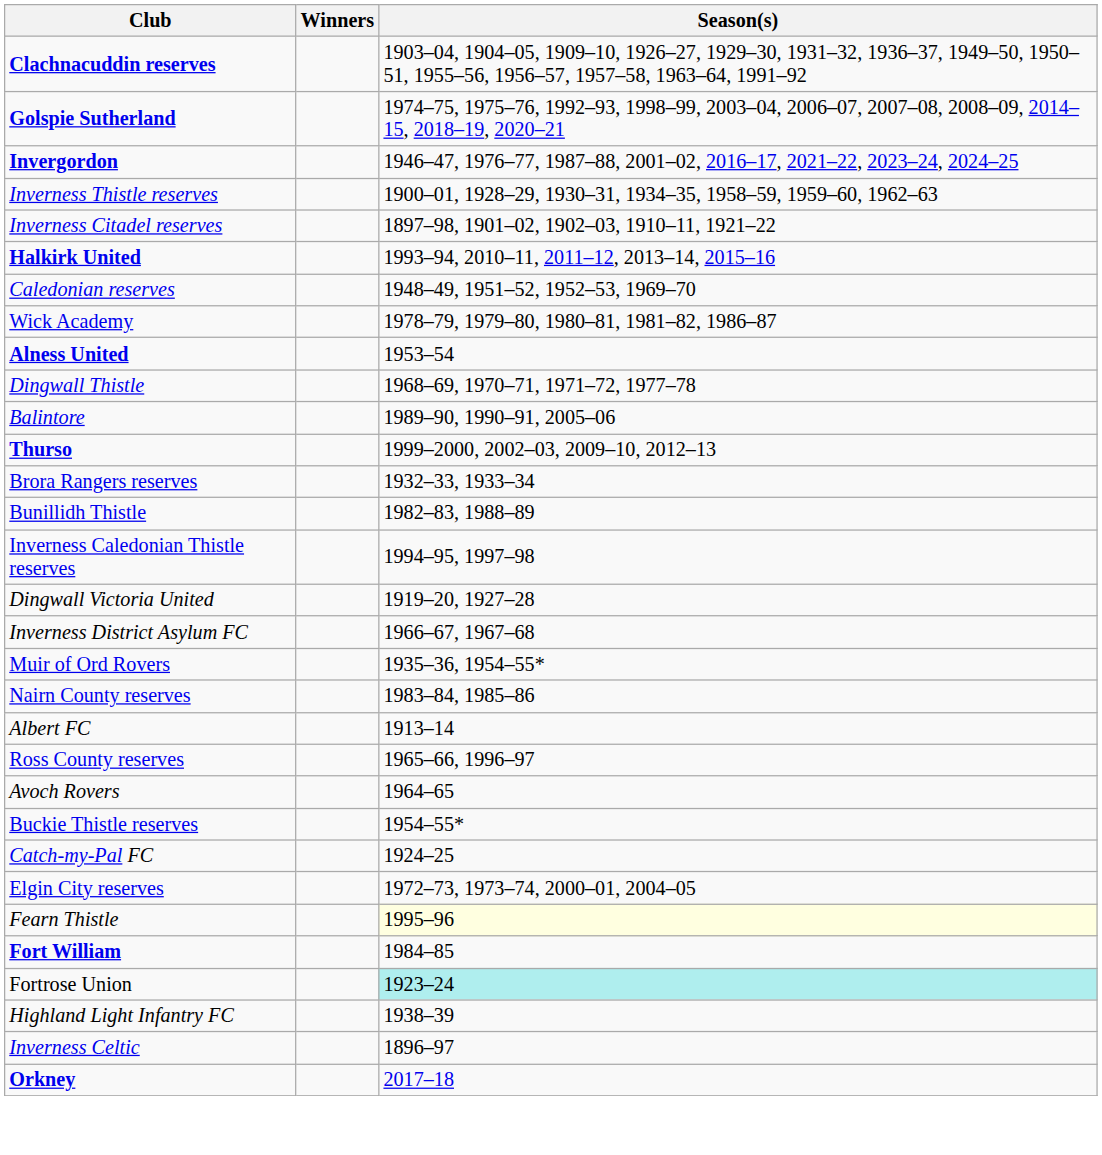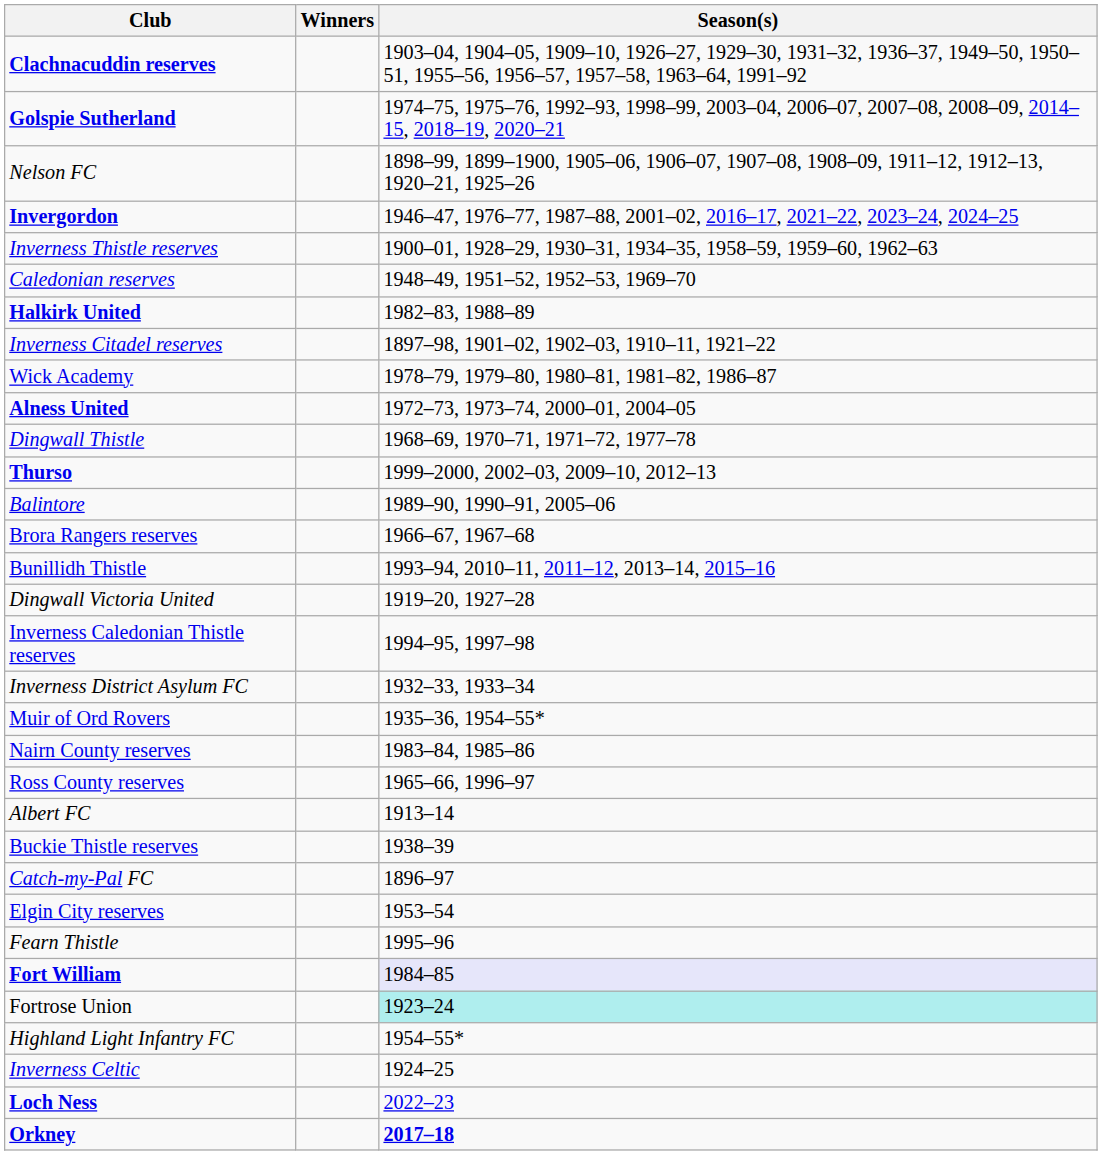+ row: (53, 173)
rows swapped: (92, 289) <-> (116, 225)
(579, 257) 1993–94, 2010–11, 2011–12, 2013–14, 2015–16 -> (459, 312) 1982–83, 1988–89
(419, 353) 1953–54 -> (540, 408) 1972–73, 1973–74, 2000–01, 2004–05
rows swapped: (41, 449) <-> (47, 417)
(459, 481) 1932–33, 1933–34 -> (459, 536) 1966–67, 1967–68
(459, 513) 1982–83, 1988–89 -> (579, 568) 1993–94, 2010–11, 2011–12, 2013–14, 2015–16
rows swapped: (112, 600) <-> (127, 556)
(459, 632) 1966–67, 1967–68 -> (459, 686) 1932–33, 1933–34
rows swapped: (97, 759) <-> (50, 727)
- row: (64, 791)
(424, 823) 1954–55* -> (419, 846) 1938–39
(419, 855) 1924–25 -> (419, 878) 1896–97
(540, 887) 1972–73, 1973–74, 2000–01, 2004–05 -> (419, 910) 1953–54
(419, 919) lightyellow background -> (419, 942) no background
(419, 951) no background -> (419, 974) lavender background
(419, 1015) 1938–39 -> (424, 1038) 1954–55*
(419, 1047) 1896–97 -> (419, 1070) 1924–25
+ row: (53, 1102)
(419, 1079) normal -> (419, 1134) bold
